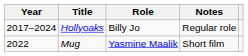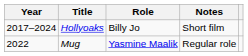(209, 28) Regular role -> (203, 28) Short film
(203, 43) Short film -> (209, 43) Regular role
